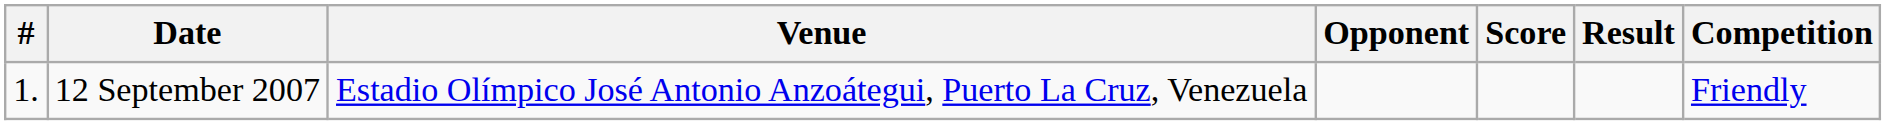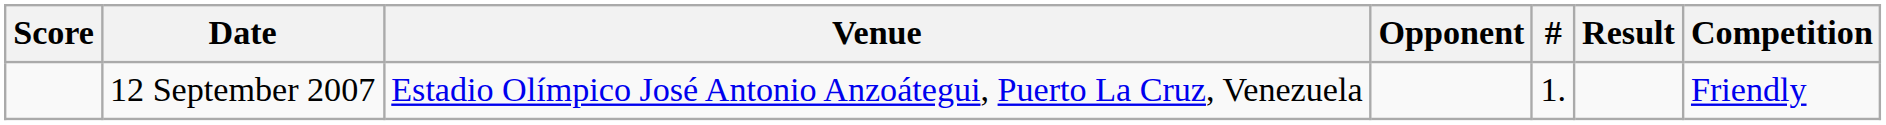columns swapped: (26, 33) <-> (1526, 33)
